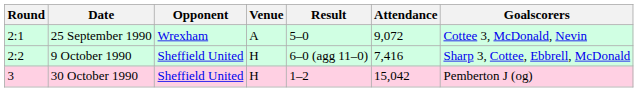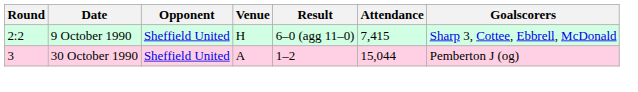- row: (101, 35)
(389, 55) 7,416 -> (375, 35) 7,415
(254, 76) H -> (240, 55) A
(392, 76) 15,042 -> (378, 55) 15,044
